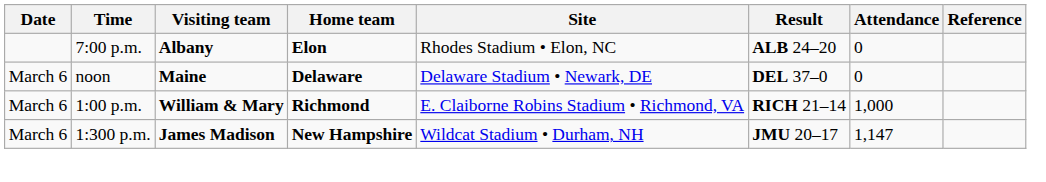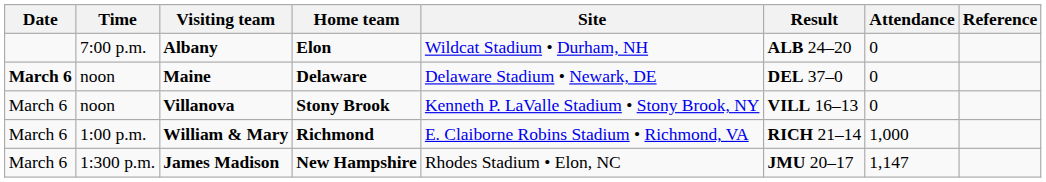(518, 47) Rhodes Stadium • Elon, NC -> (536, 47) Wildcat Stadium • Durham, NH
(38, 76) normal -> (40, 76) bold
+ row: (199, 105)
(532, 134) Wildcat Stadium • Durham, NH -> (523, 163) Rhodes Stadium • Elon, NC
